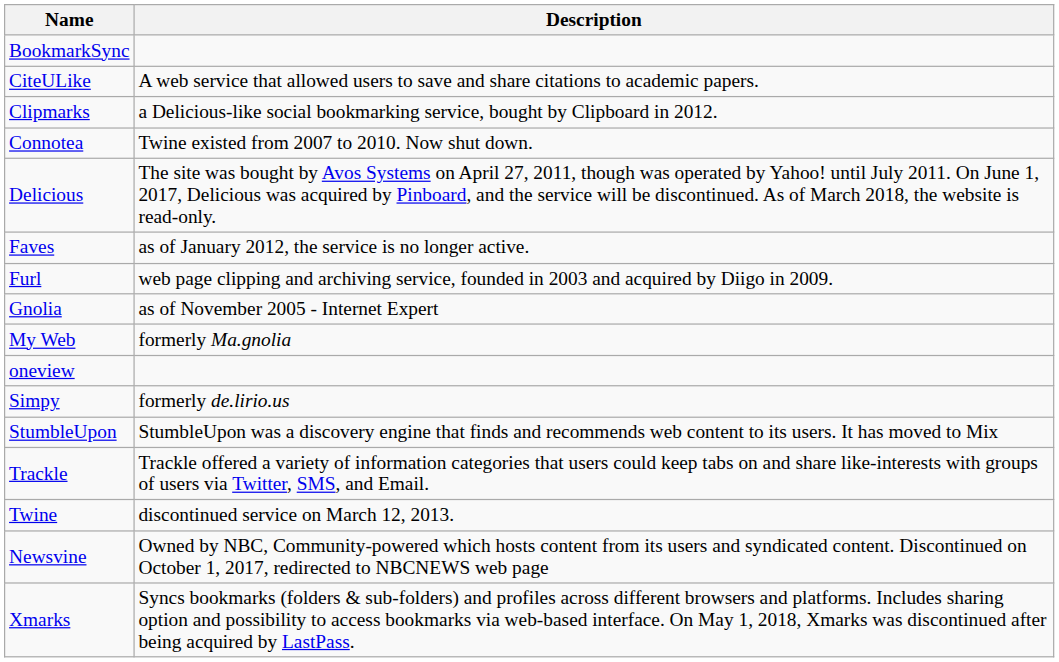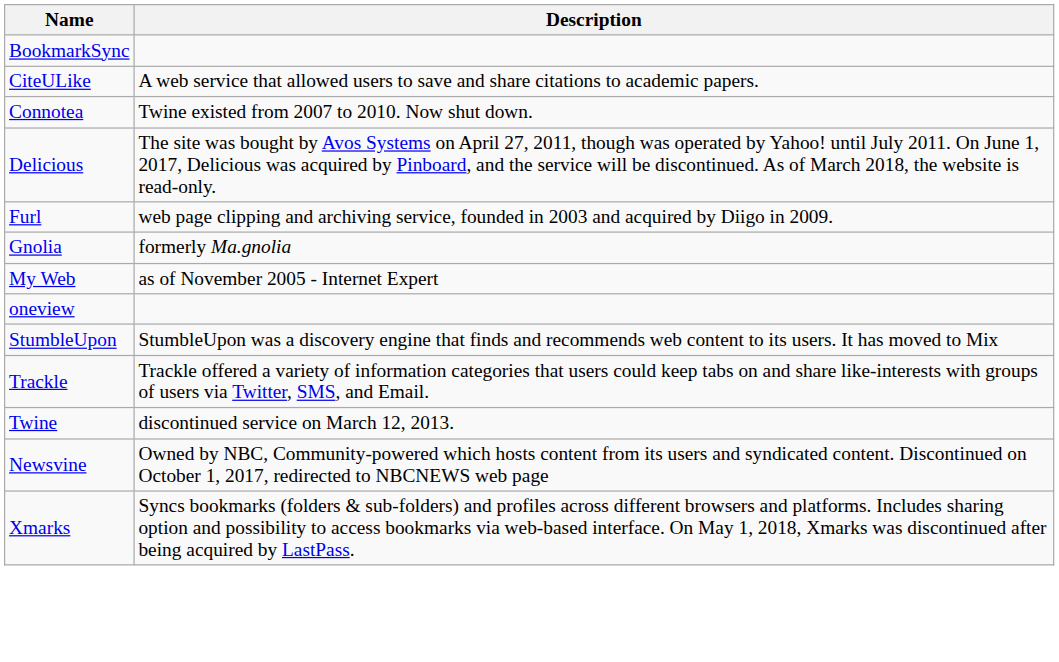- row: (49, 111)
- row: (32, 247)
(288, 309) as of November 2005 - Internet Expert -> (215, 247) formerly Ma.gnolia
(215, 339) formerly Ma.gnolia -> (288, 278) as of November 2005 - Internet Expert
- row: (34, 401)
